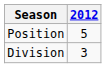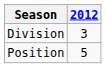rows swapped: (36, 53) <-> (36, 33)
